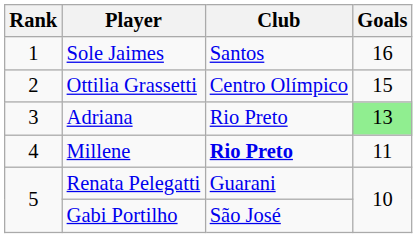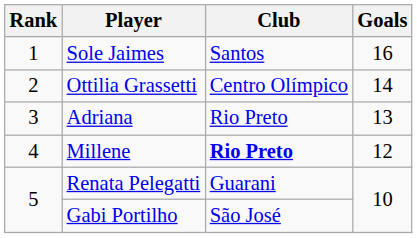(382, 85) 15 -> (382, 85) 14
(382, 118) lightgreen background -> (382, 118) no background
(382, 150) 11 -> (382, 150) 12
